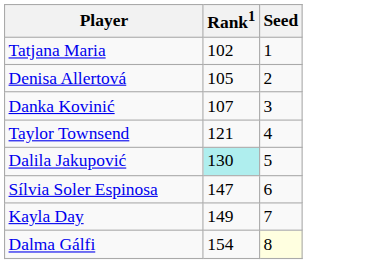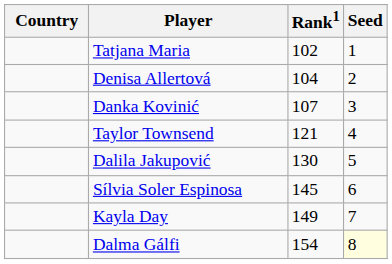+ column: (47, 20)
(220, 78) 105 -> (305, 78) 104
(220, 161) paleturquoise background -> (305, 161) no background
(220, 188) 147 -> (305, 188) 145
